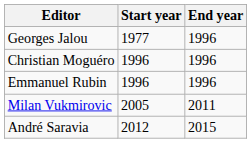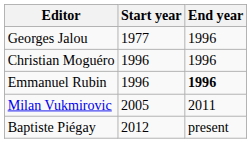(202, 82) normal -> (202, 82) bold
- row: (48, 127)
+ row: (52, 127)
